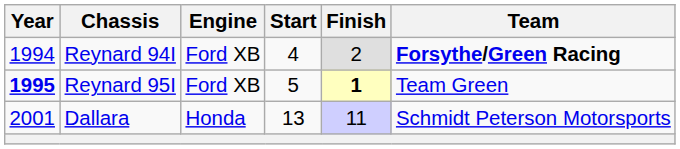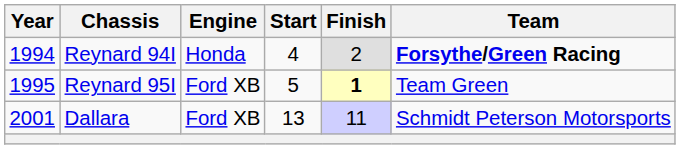(223, 54) Ford XB -> (216, 54) Honda
(32, 86) bold -> (32, 86) normal
(216, 118) Honda -> (223, 118) Ford XB
